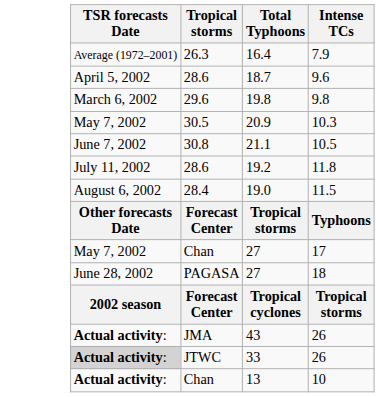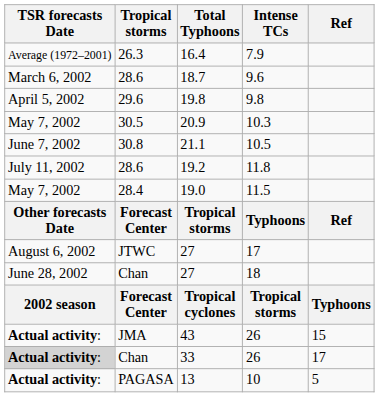+ column: (341, 24)
(112, 77) April 5, 2002 -> (50, 77) March 6, 2002
(115, 99) March 6, 2002 -> (46, 99) April 5, 2002
(117, 190) August 6, 2002 -> (44, 190) May 7, 2002
(110, 251) May 7, 2002 -> (52, 251) August 6, 2002
(199, 251) Chan -> (137, 251) JTWC
(212, 273) PAGASA -> (133, 273) Chan
(202, 357) JTWC -> (133, 357) Chan
(199, 380) Chan -> (146, 380) PAGASA
